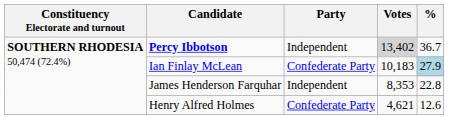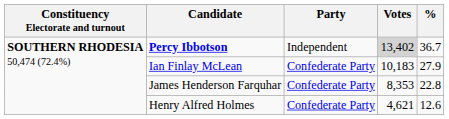(430, 66) lightblue background -> (430, 66) no background
(317, 85) Independent -> (331, 85) Confederate Party
